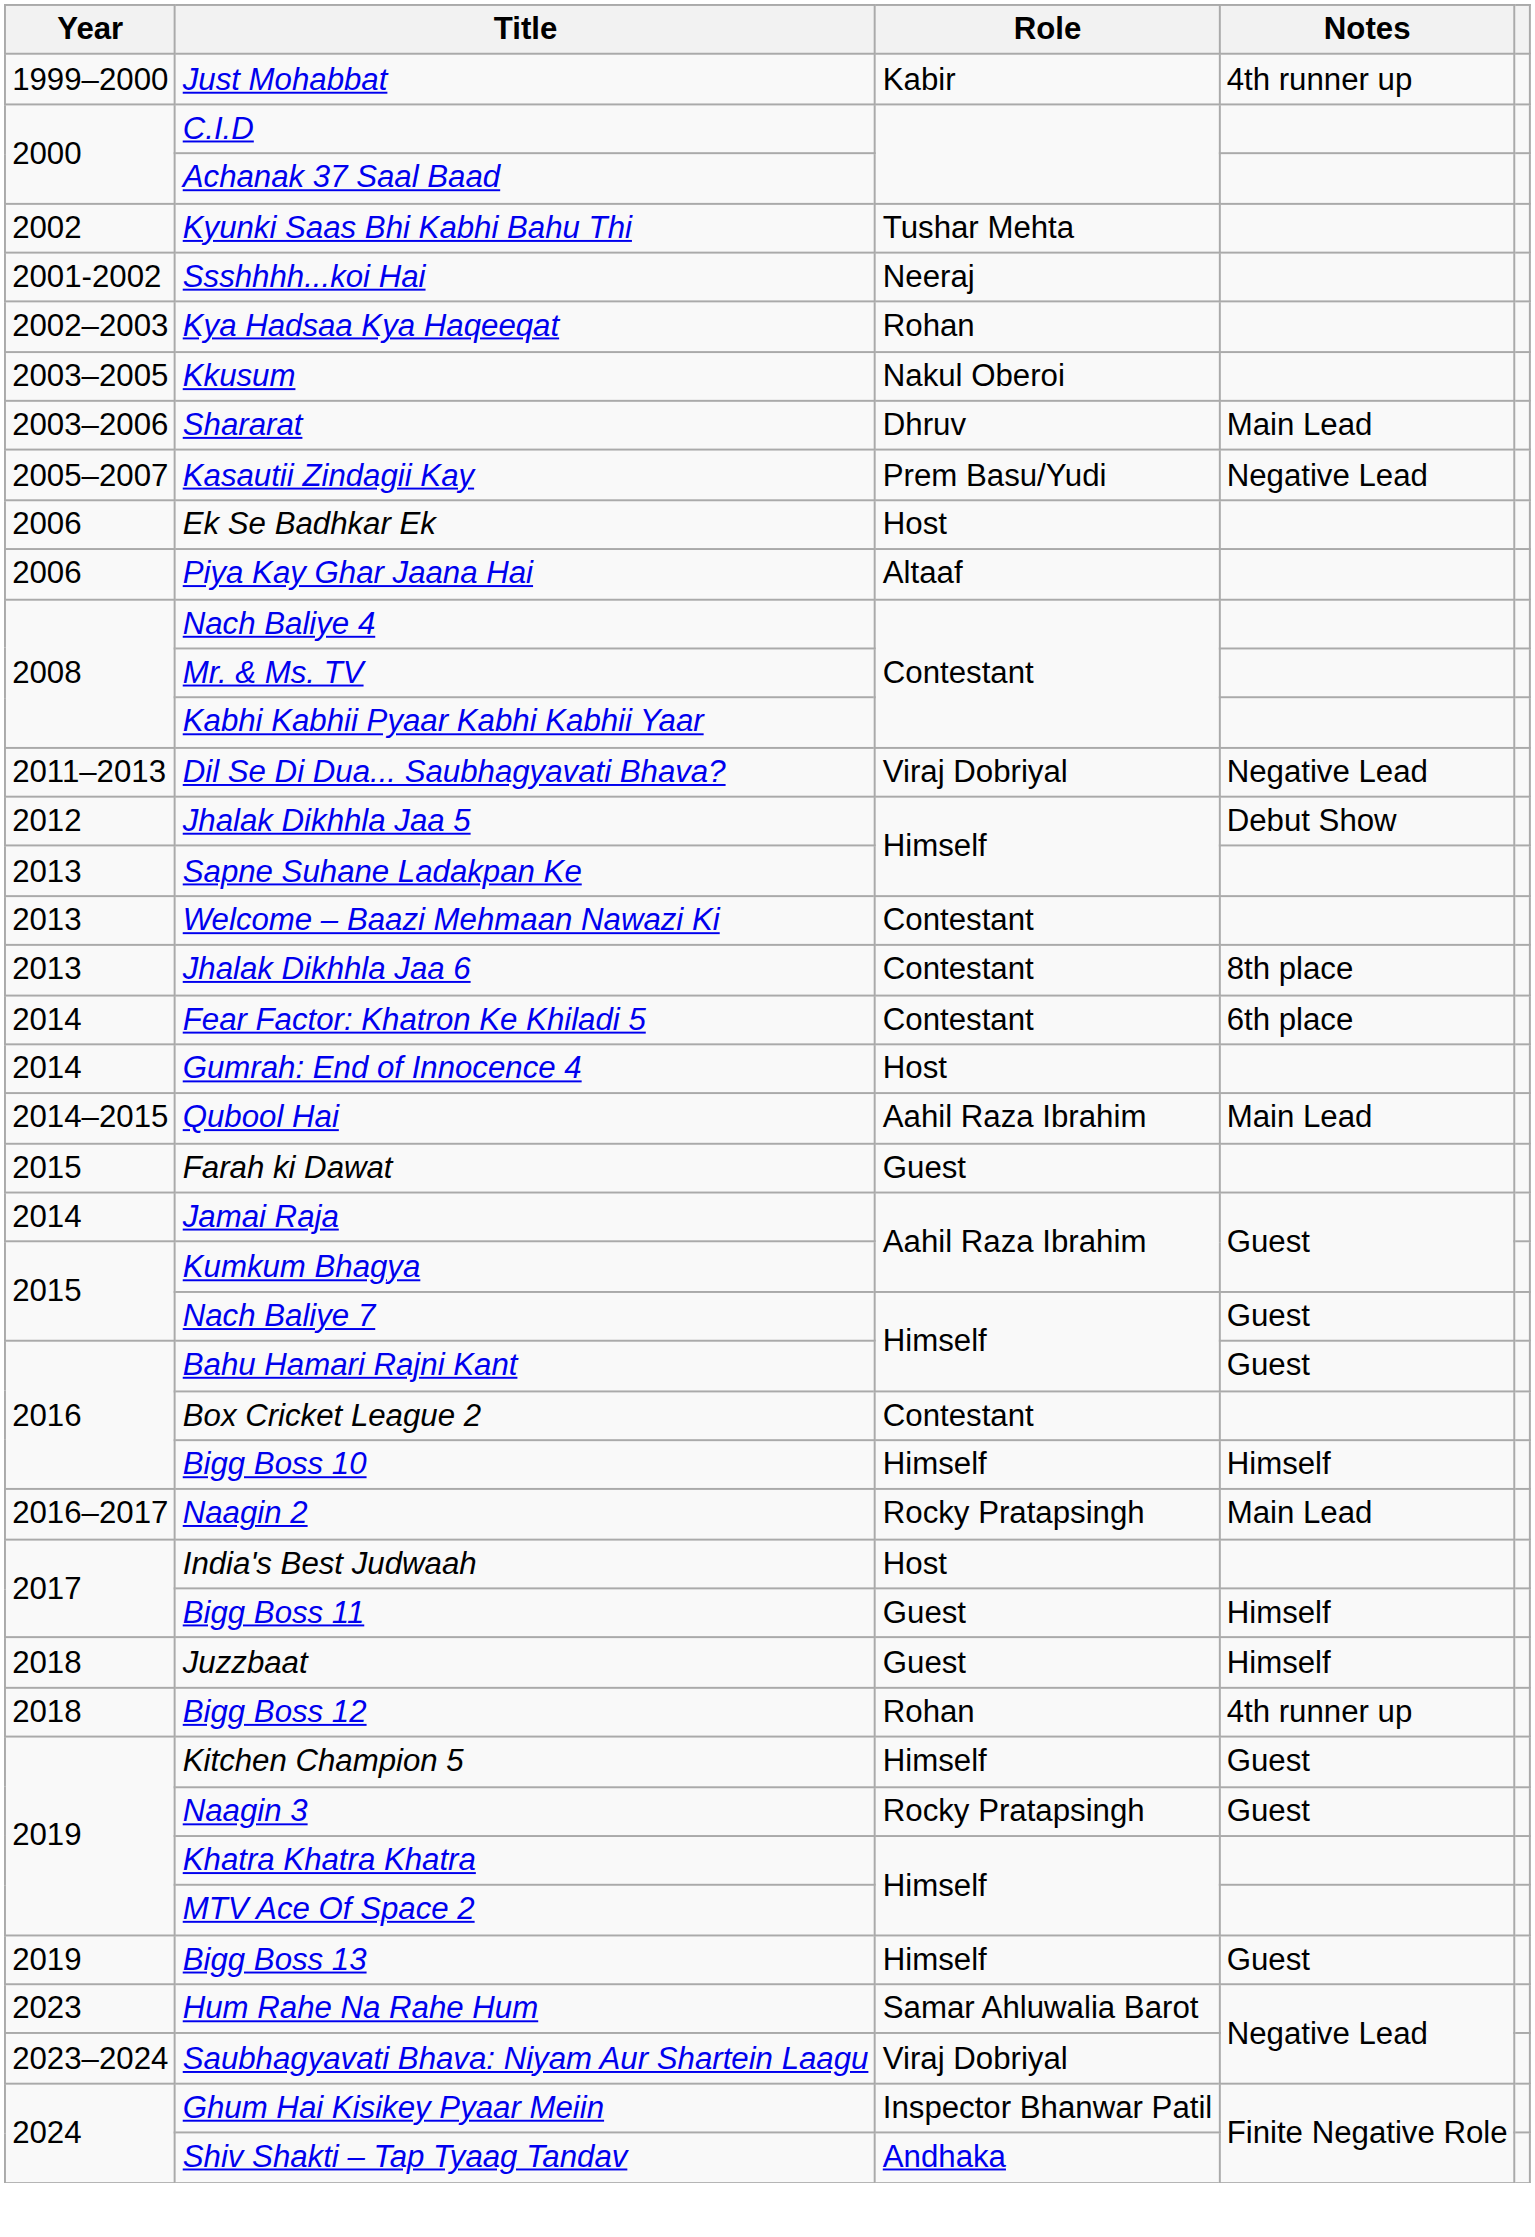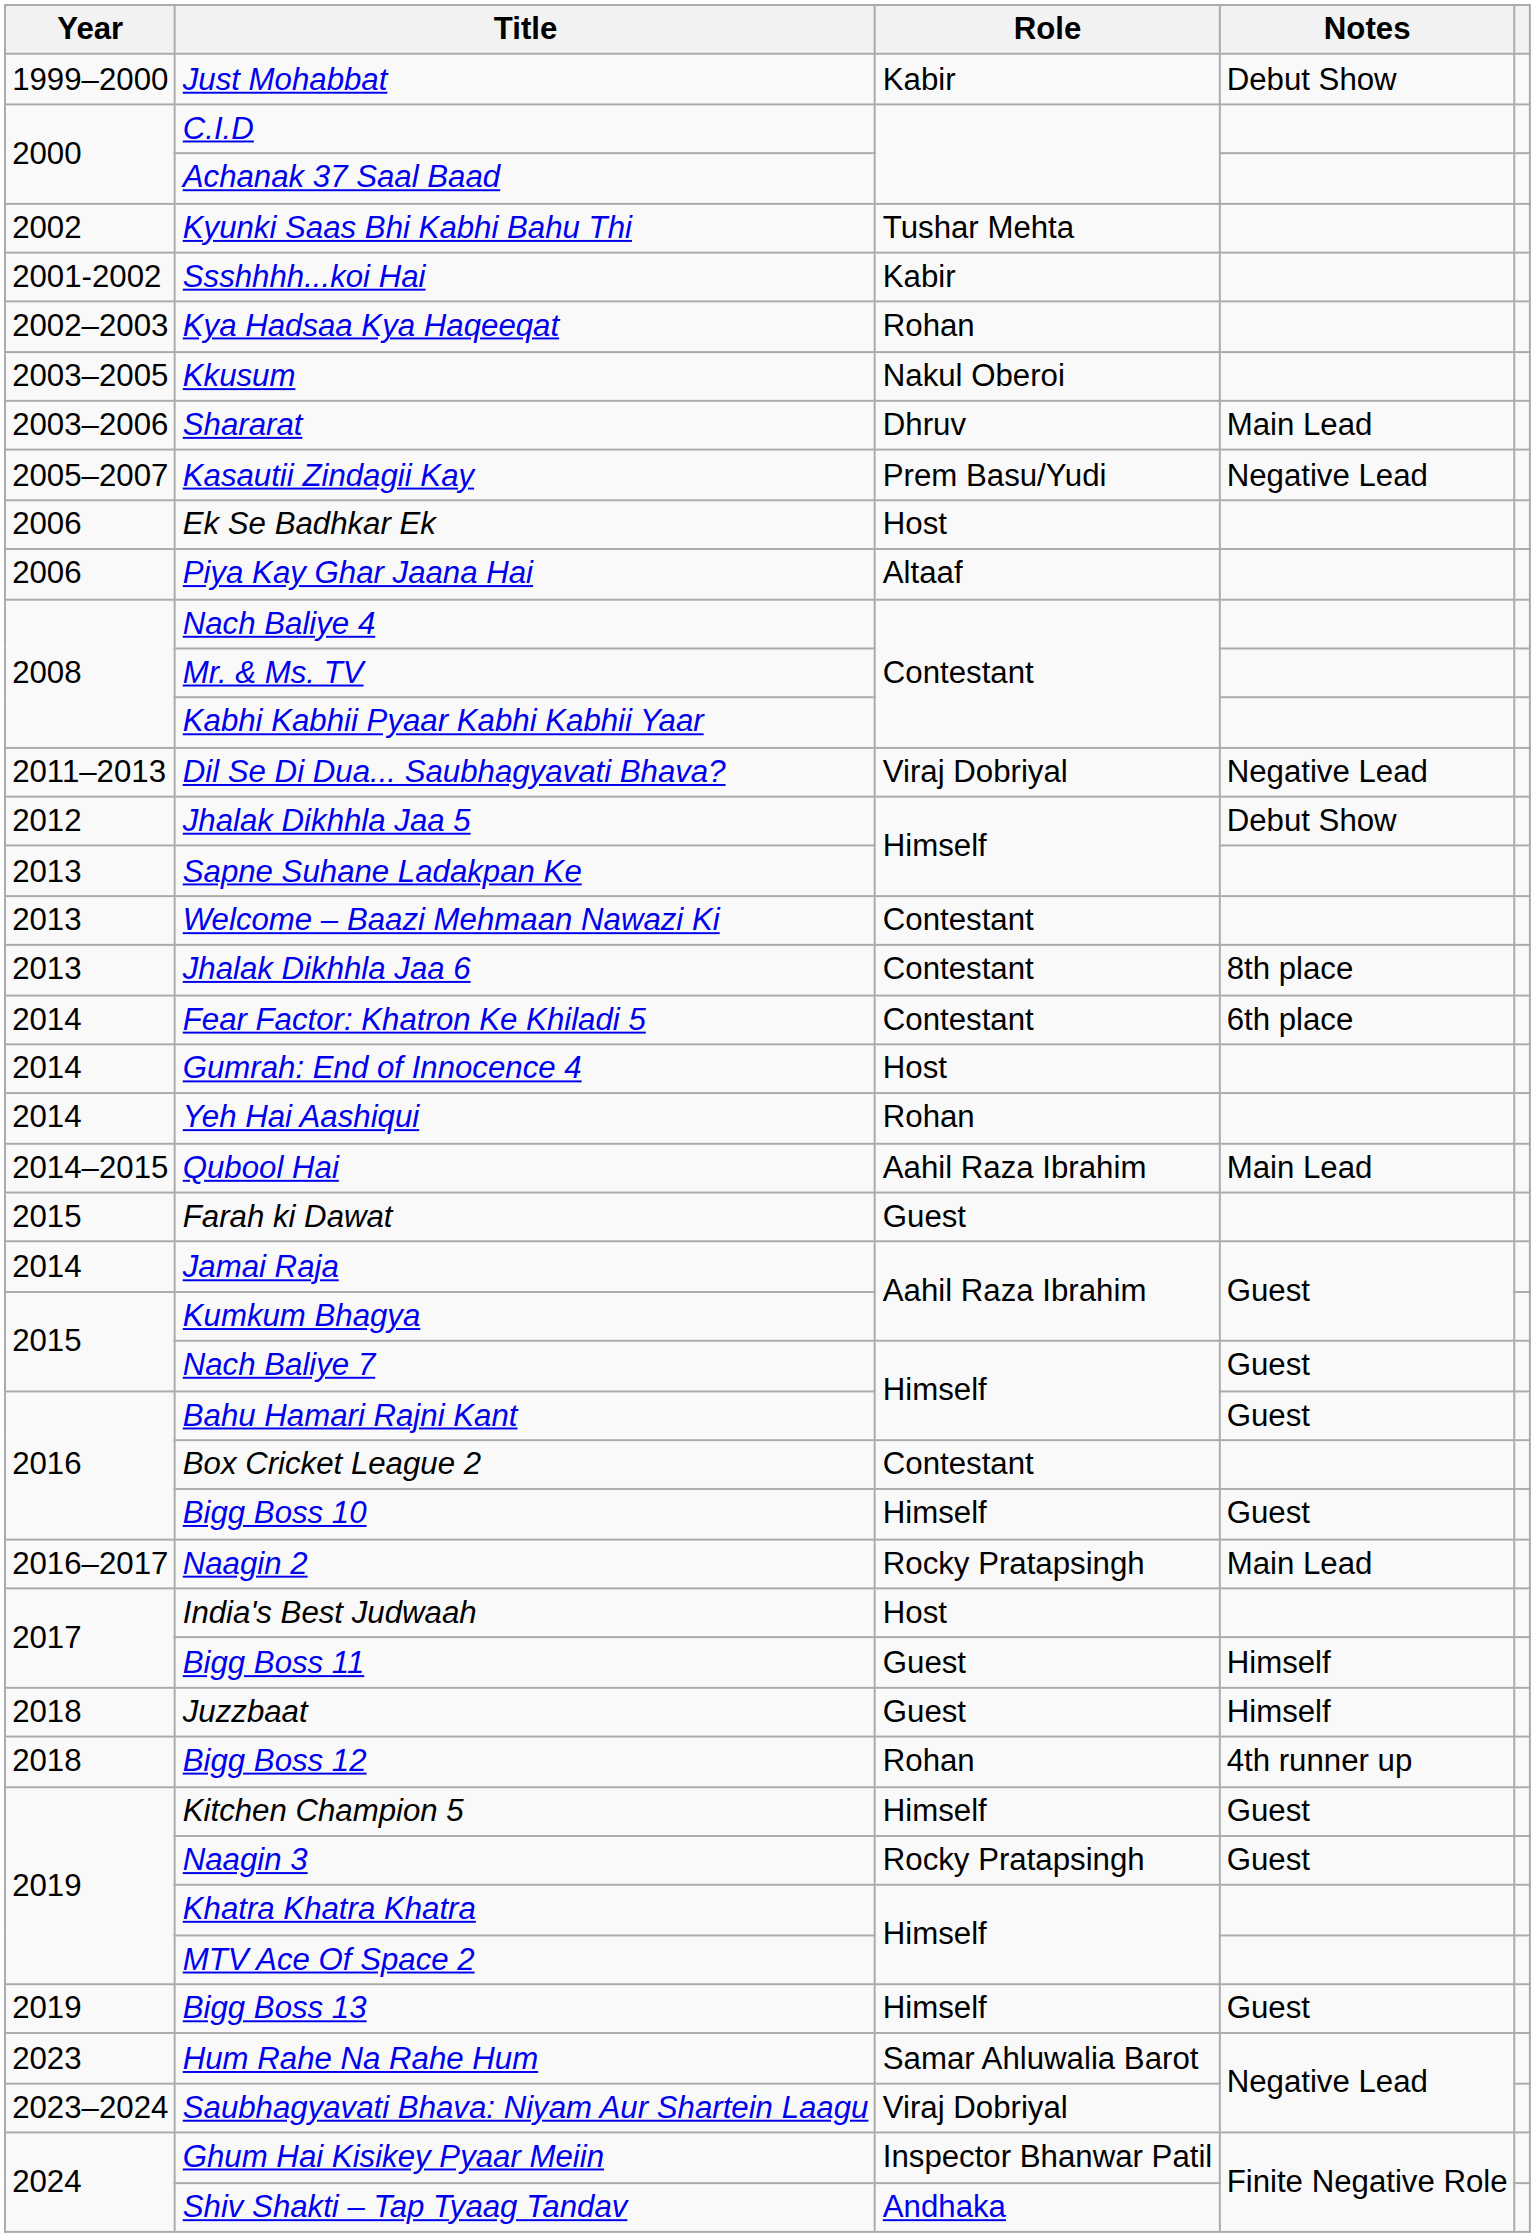(1319, 78) 4th runner up -> (1312, 78) Debut Show
(929, 276) Neeraj -> (919, 276) Kabir
+ row: (301, 1117)
(1279, 1464) Himself -> (1268, 1513) Guest
